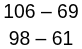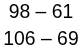rows swapped: (41, 38) <-> (41, 12)
